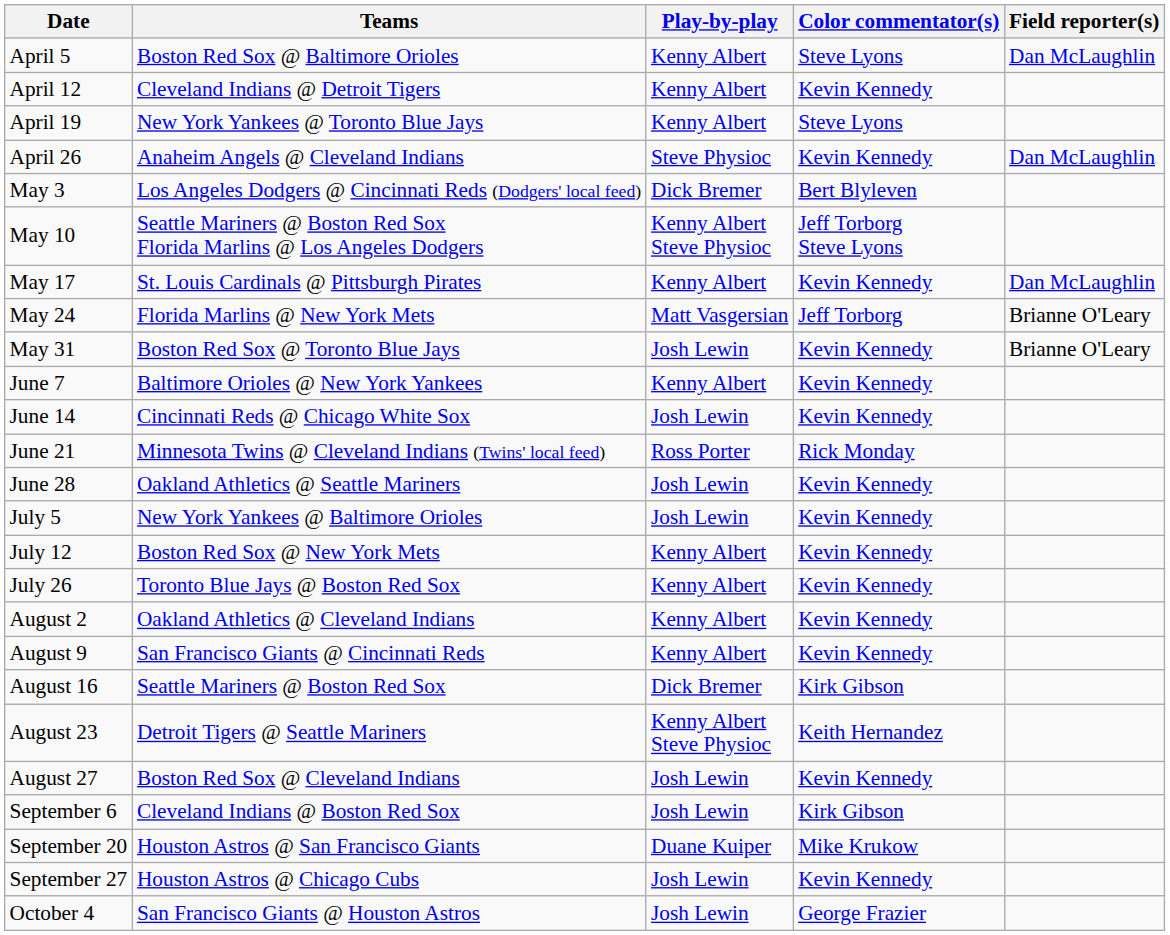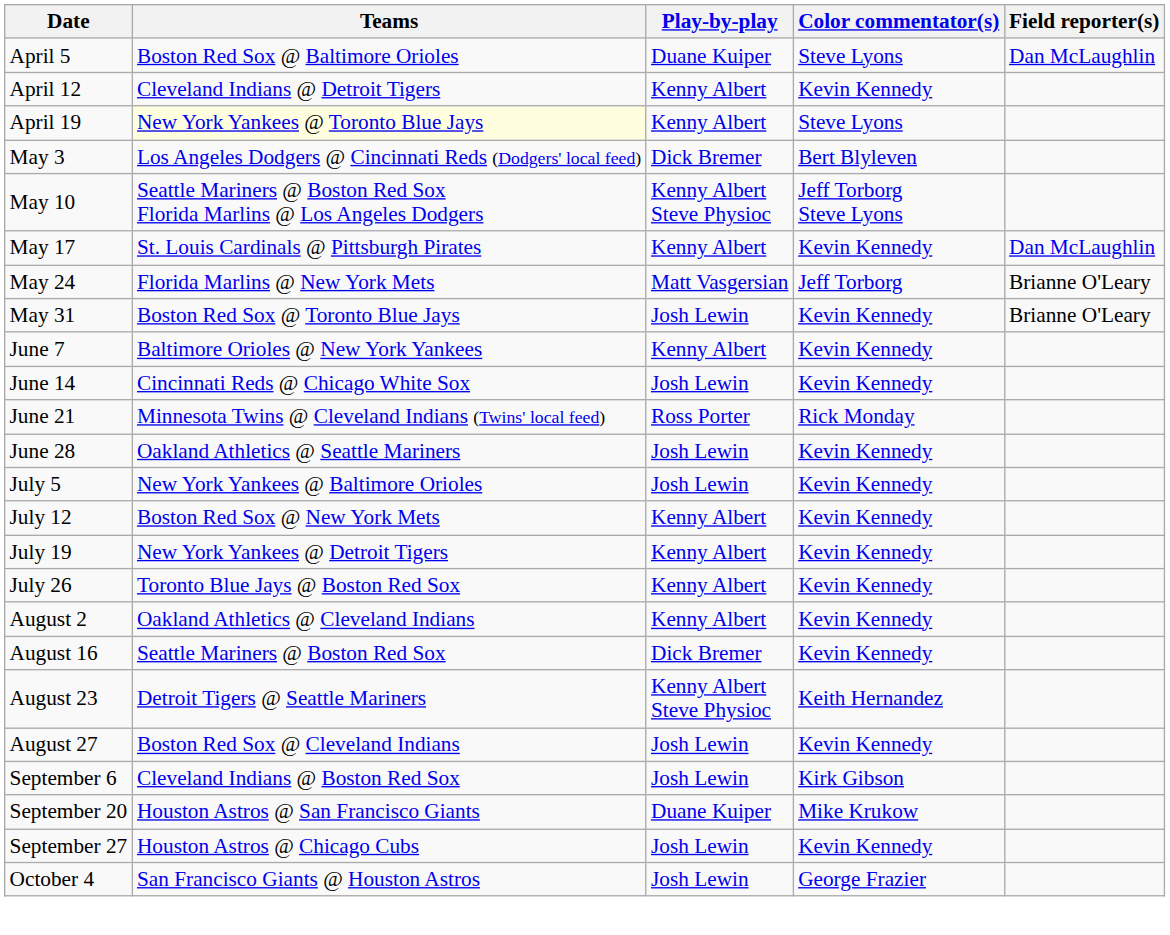(709, 55) Kenny Albert -> (711, 55) Duane Kuiper
(310, 122) no background -> (310, 122) lightyellow background
- row: (45, 156)
+ row: (41, 551)
- row: (48, 652)
(851, 686) Kirk Gibson -> (865, 652) Kevin Kennedy
